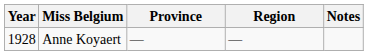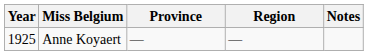(22, 39) 1928 -> (22, 39) 1925
